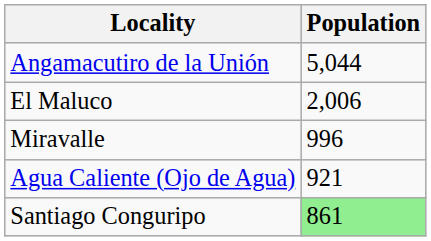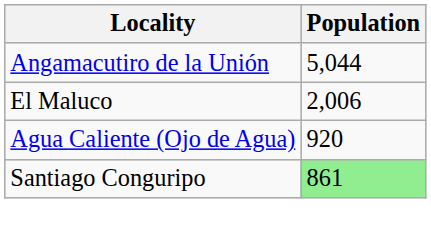- row: (58, 139)
(325, 178) 921 -> (325, 139) 920
